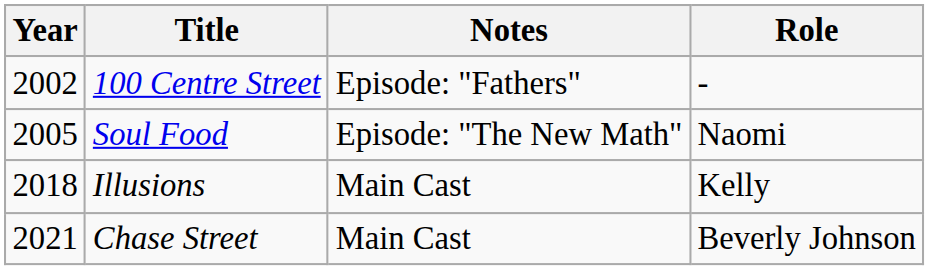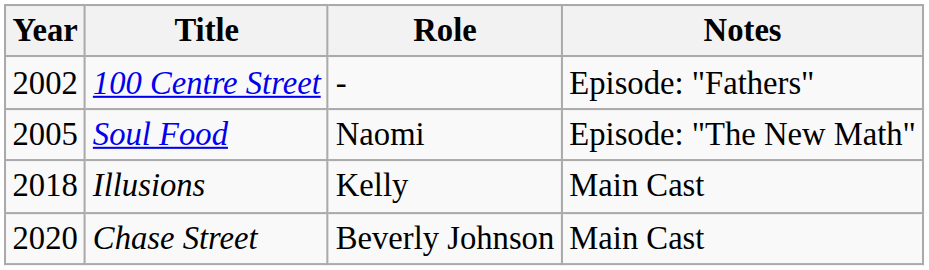columns swapped: (807, 30) <-> (509, 30)
(45, 237) 2021 -> (45, 237) 2020
